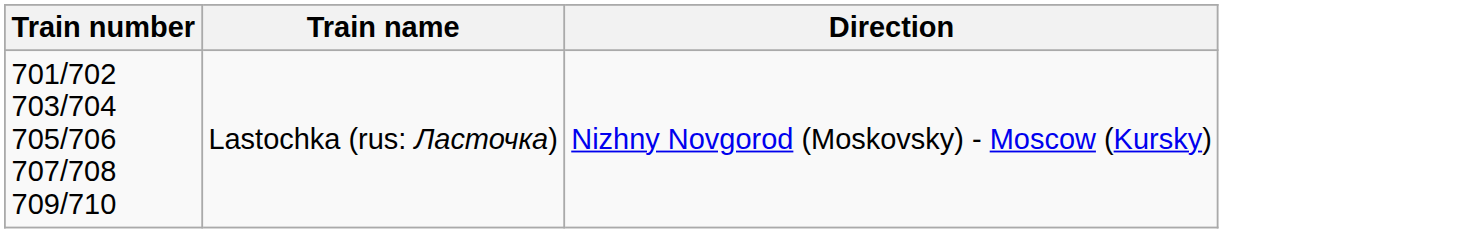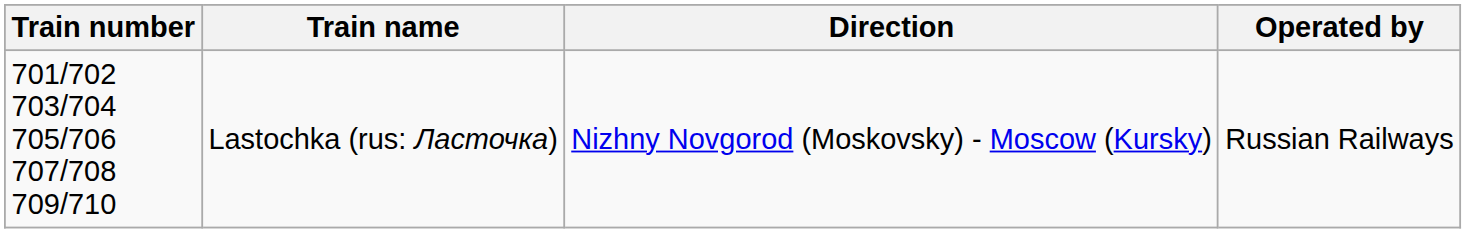+ column: (1339, 27)
